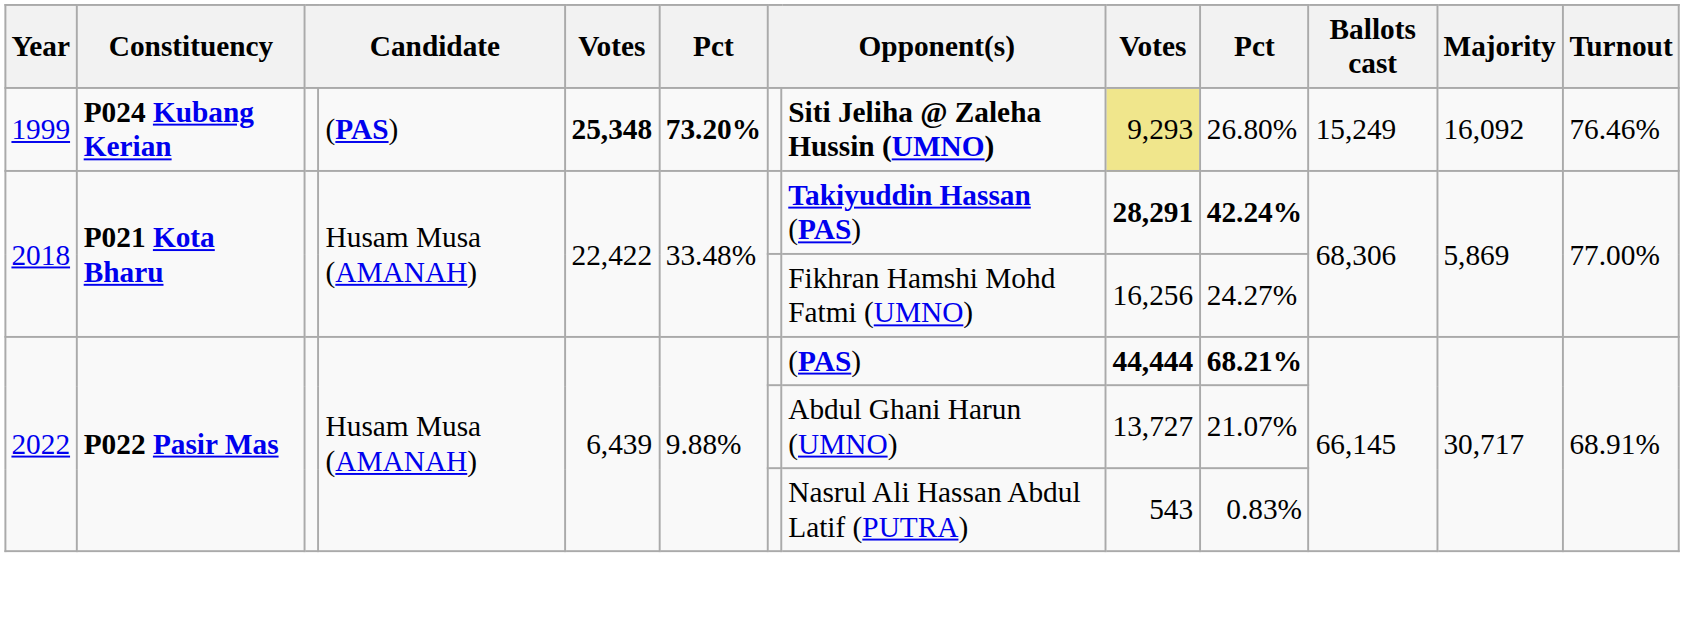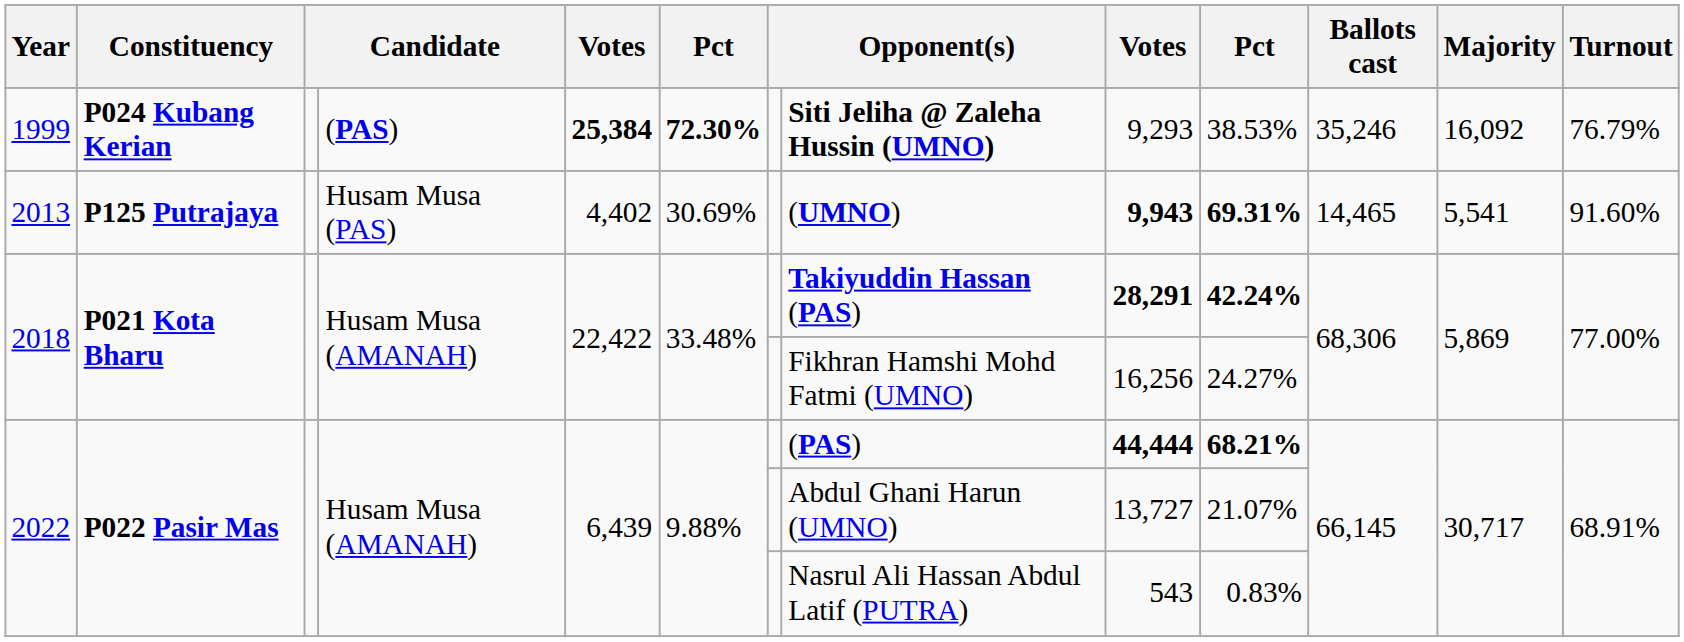(612, 129) 25,348 -> (612, 129) 25,384
(713, 129) 73.20% -> (713, 129) 72.30%
(1160, 129) khaki background -> (1160, 129) no background
(1252, 129) 26.80% -> (1252, 129) 38.53%
(1356, 129) 15,249 -> (1356, 129) 35,246
(1615, 129) 76.46% -> (1615, 129) 76.79%
+ row: (41, 212)
